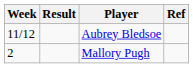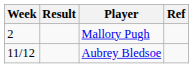rows swapped: (116, 53) <-> (121, 33)
